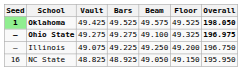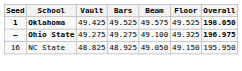(15, 23) lightgreen background -> (15, 23) no background
- row: (47, 48)
